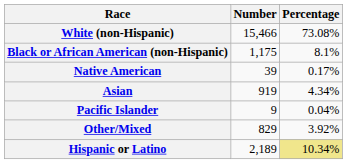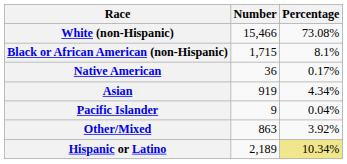(263, 52) 1,175 -> (263, 52) 1,715
(271, 71) 39 -> (271, 71) 36
(268, 129) 829 -> (268, 129) 863
